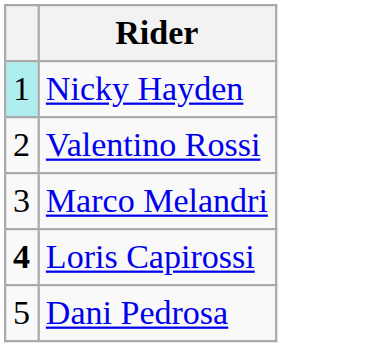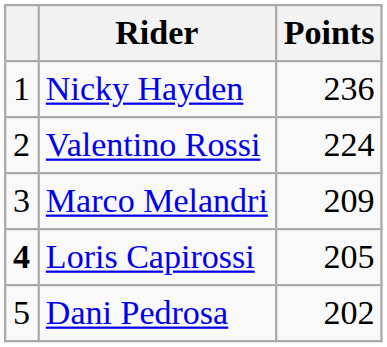+ column: (329, 32)
(22, 88) paleturquoise background -> (22, 88) no background
